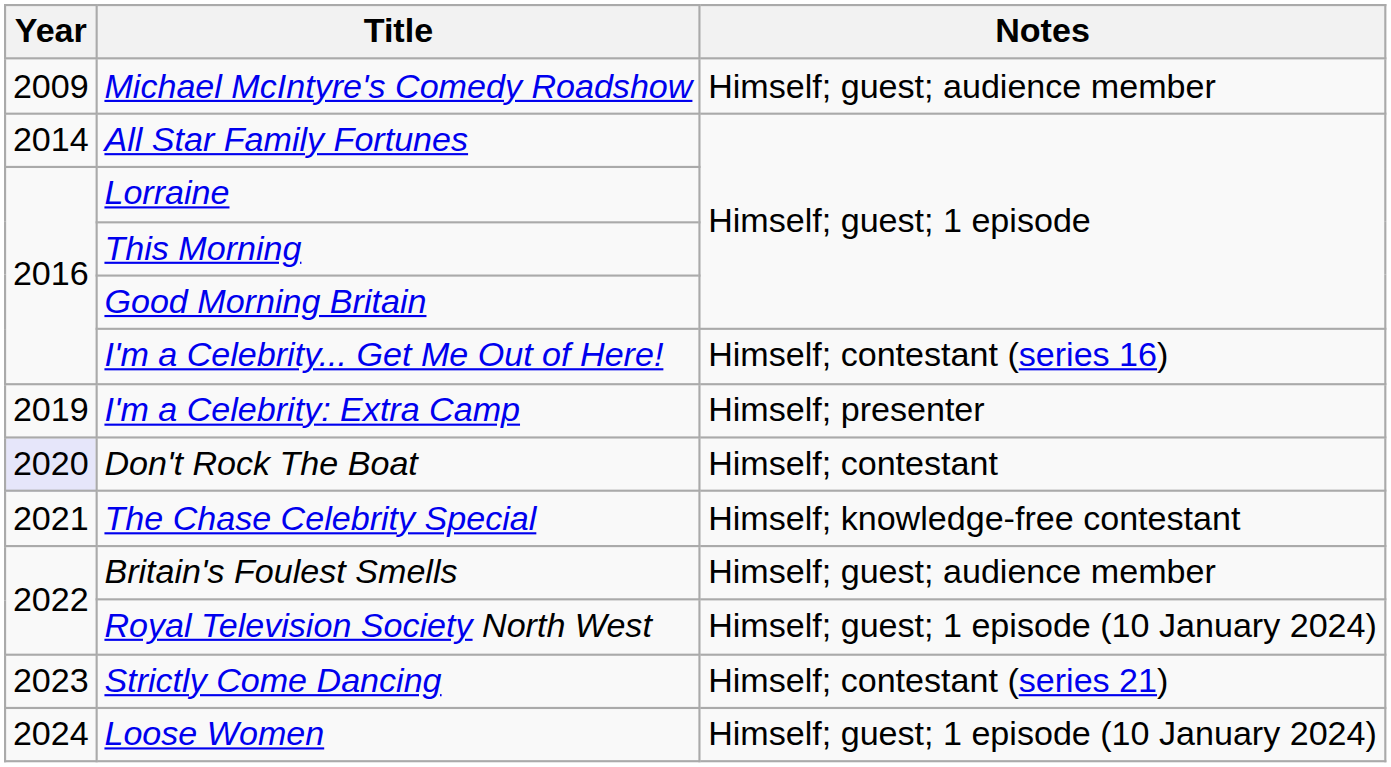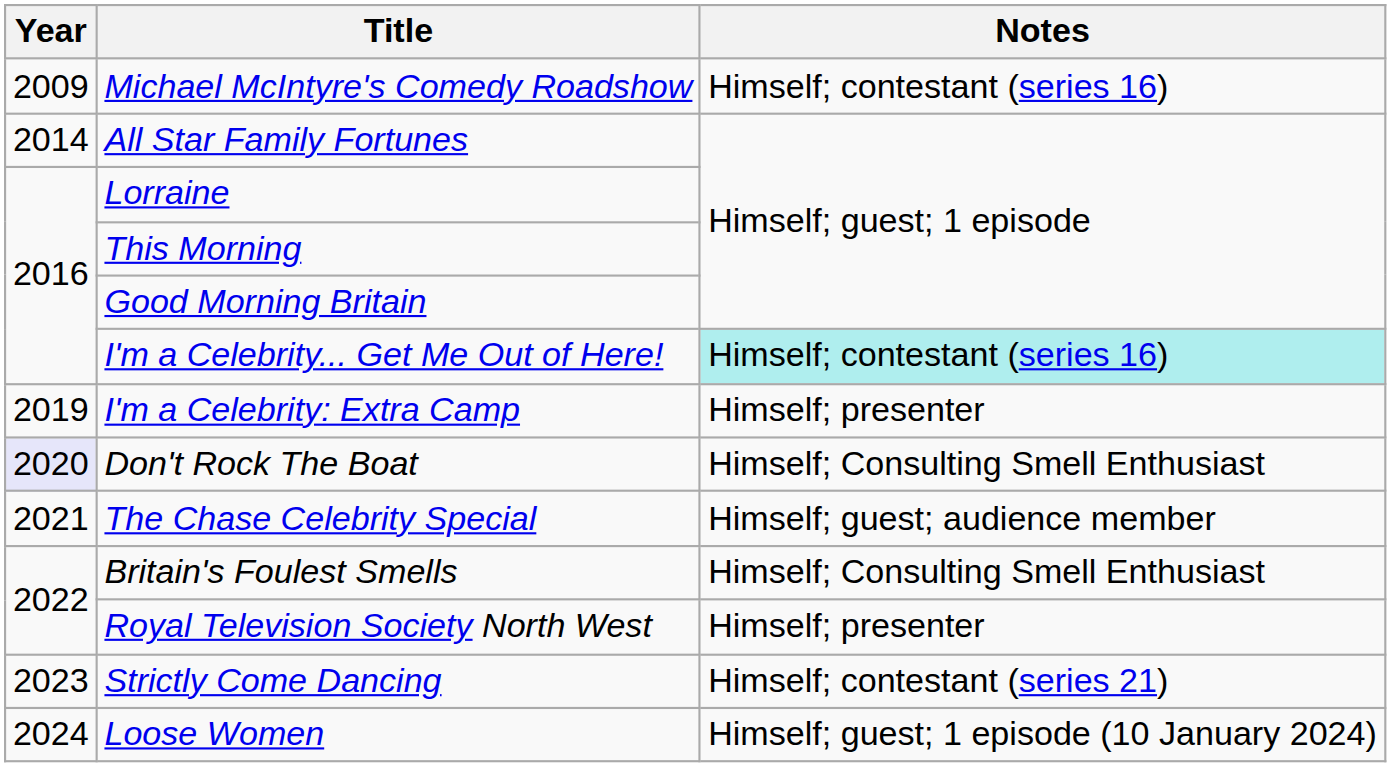(962, 85) Himself; guest; audience member -> (938, 85) Himself; contestant (series 16)
(938, 355) no background -> (938, 355) paleturquoise background
(853, 463) Himself; contestant -> (987, 463) Himself; Consulting Smell Enthusiast
(974, 517) Himself; knowledge-free contestant -> (962, 517) Himself; guest; audience member
(962, 572) Himself; guest; audience member -> (987, 572) Himself; Consulting Smell Enthusiast
(1042, 626) Himself; guest; 1 episode (10 January 2024) -> (846, 626) Himself; presenter
